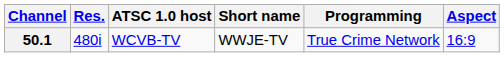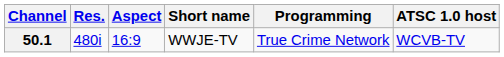columns swapped: (471, 16) <-> (162, 16)
